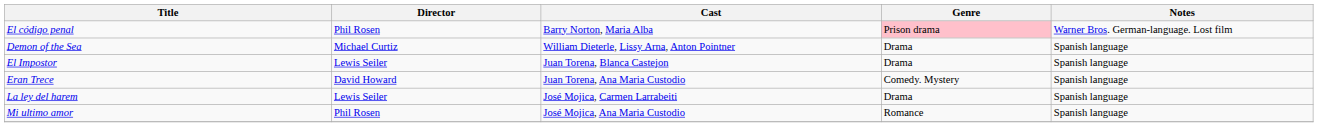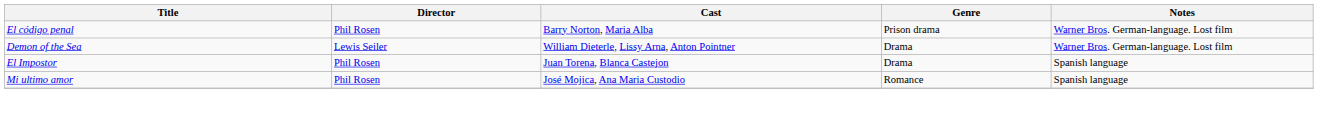(912, 29) pink background -> (912, 29) no background
(366, 46) Michael Curtiz -> (360, 46) Lewis Seiler
(1091, 46) Spanish language -> (1143, 46) Warner Bros. German-language. Lost film
(360, 63) Lewis Seiler -> (357, 63) Phil Rosen
- row: (30, 79)
- row: (42, 96)
